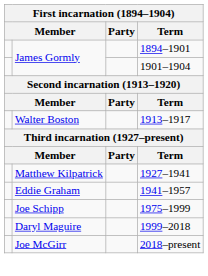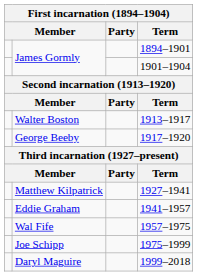+ row: (47, 137)
+ row: (34, 226)
- row: (41, 244)
